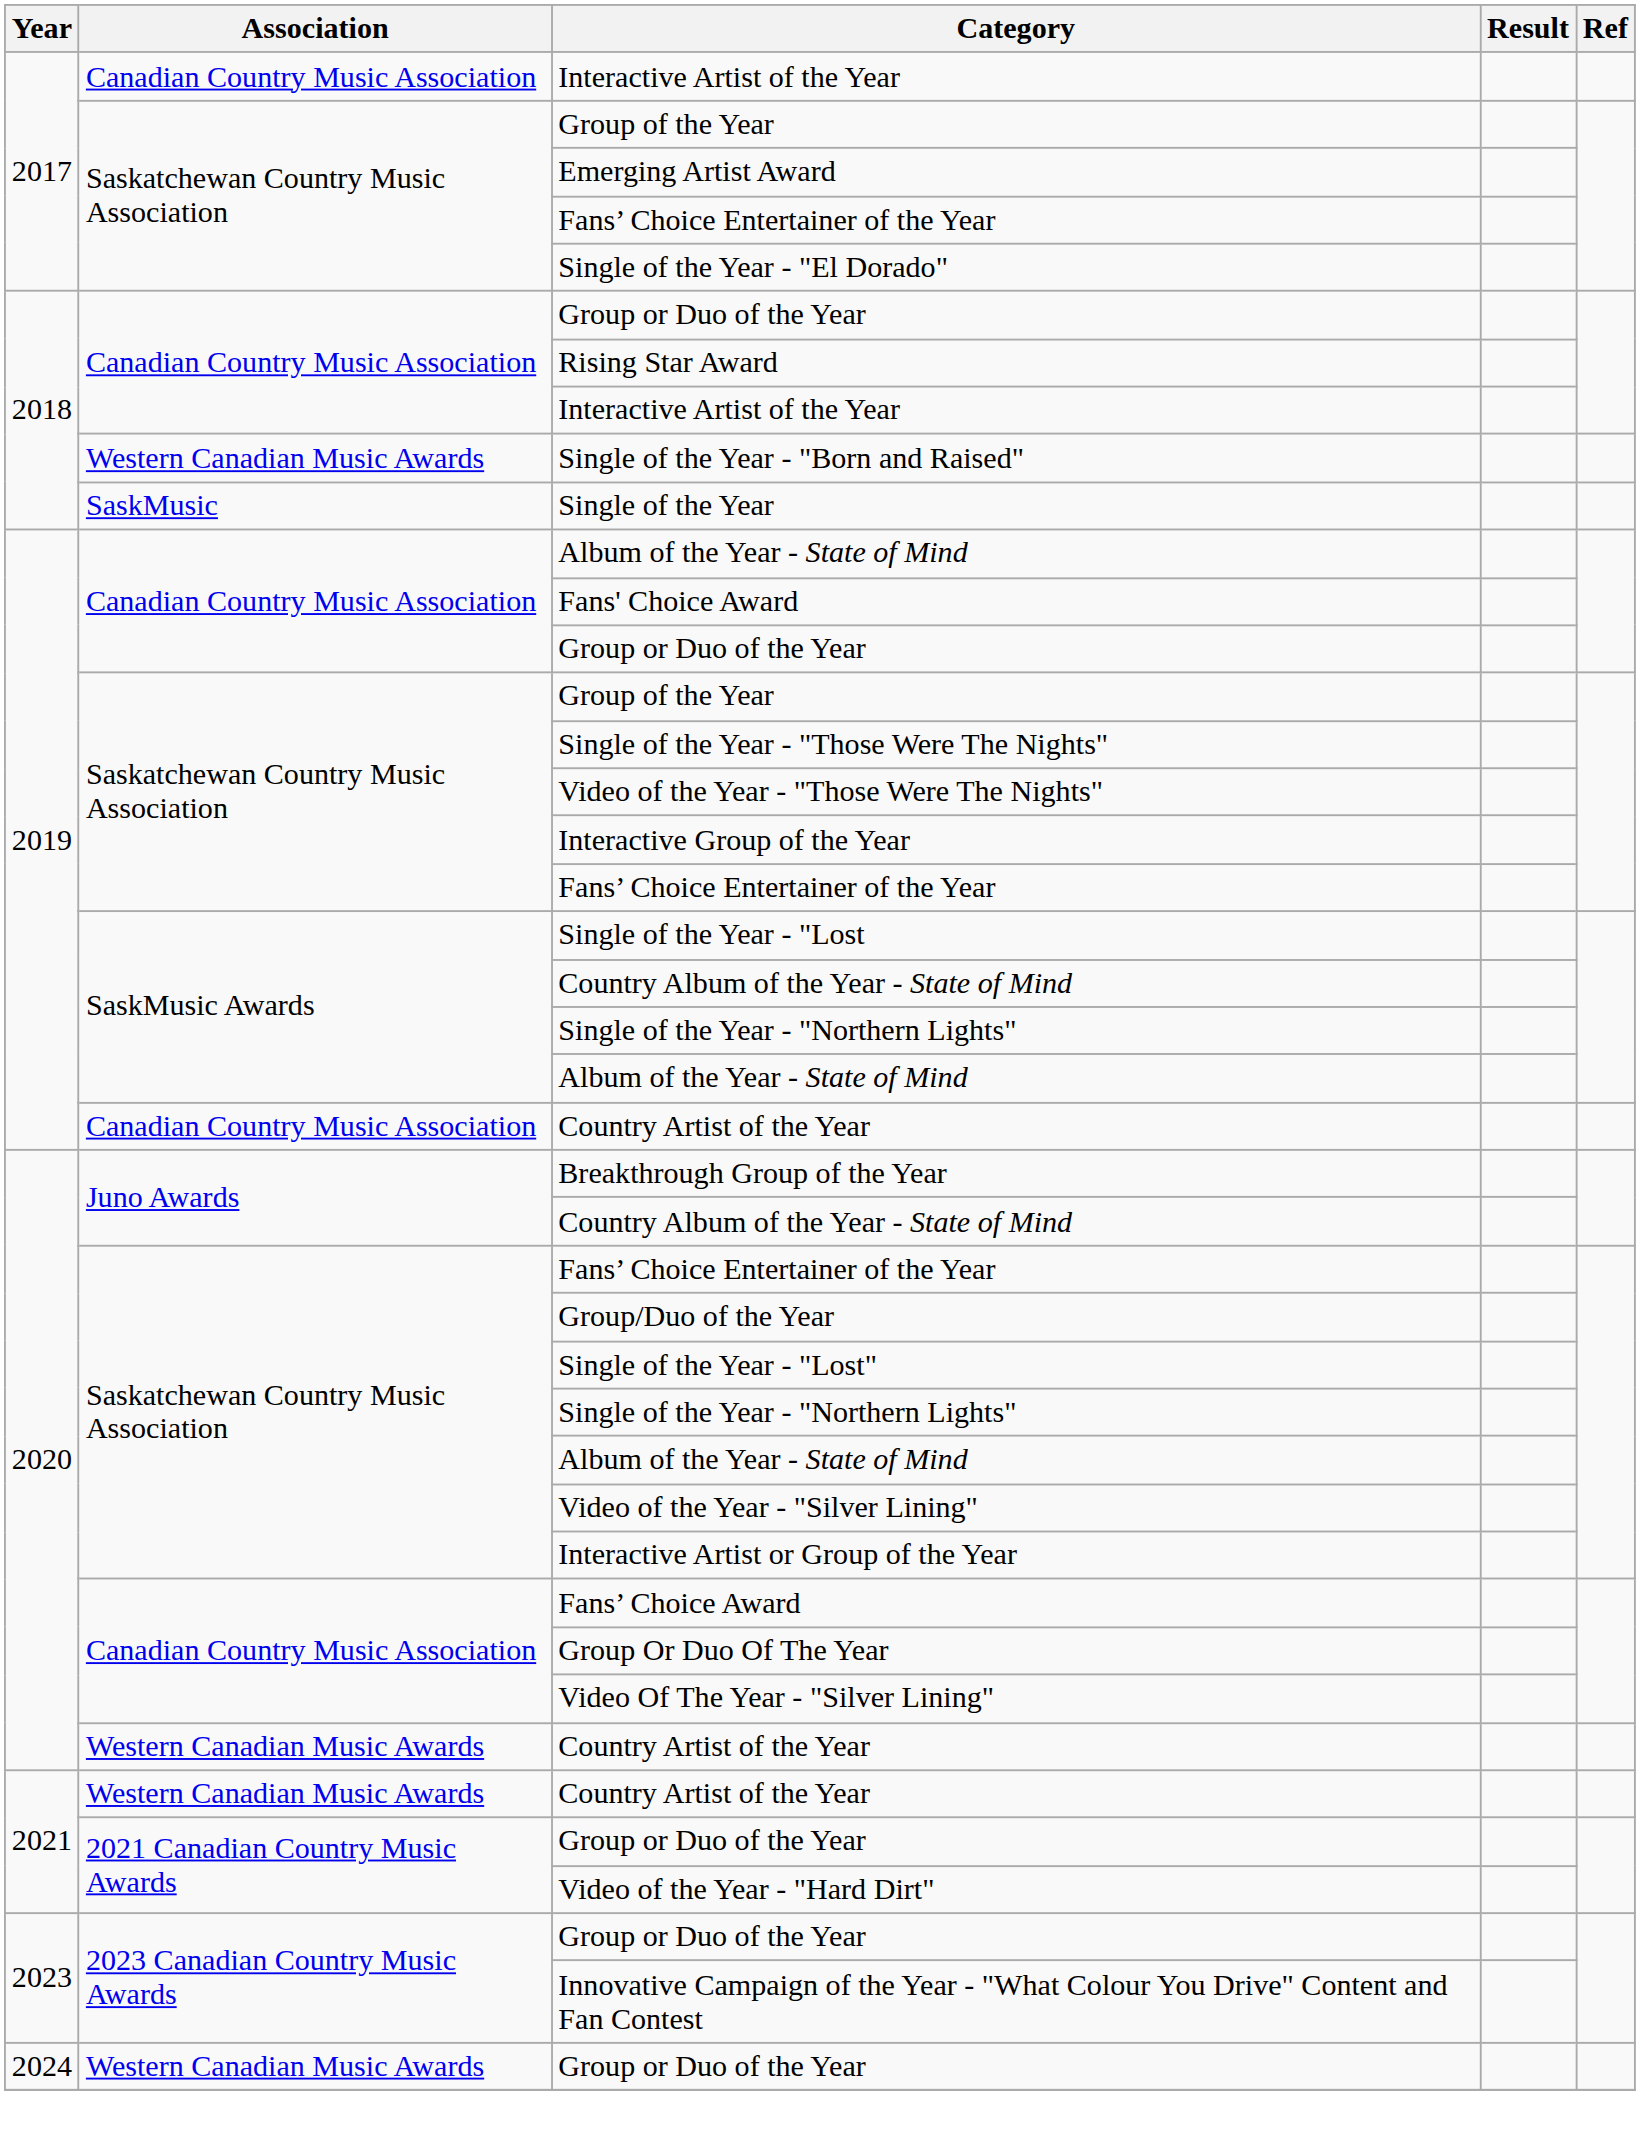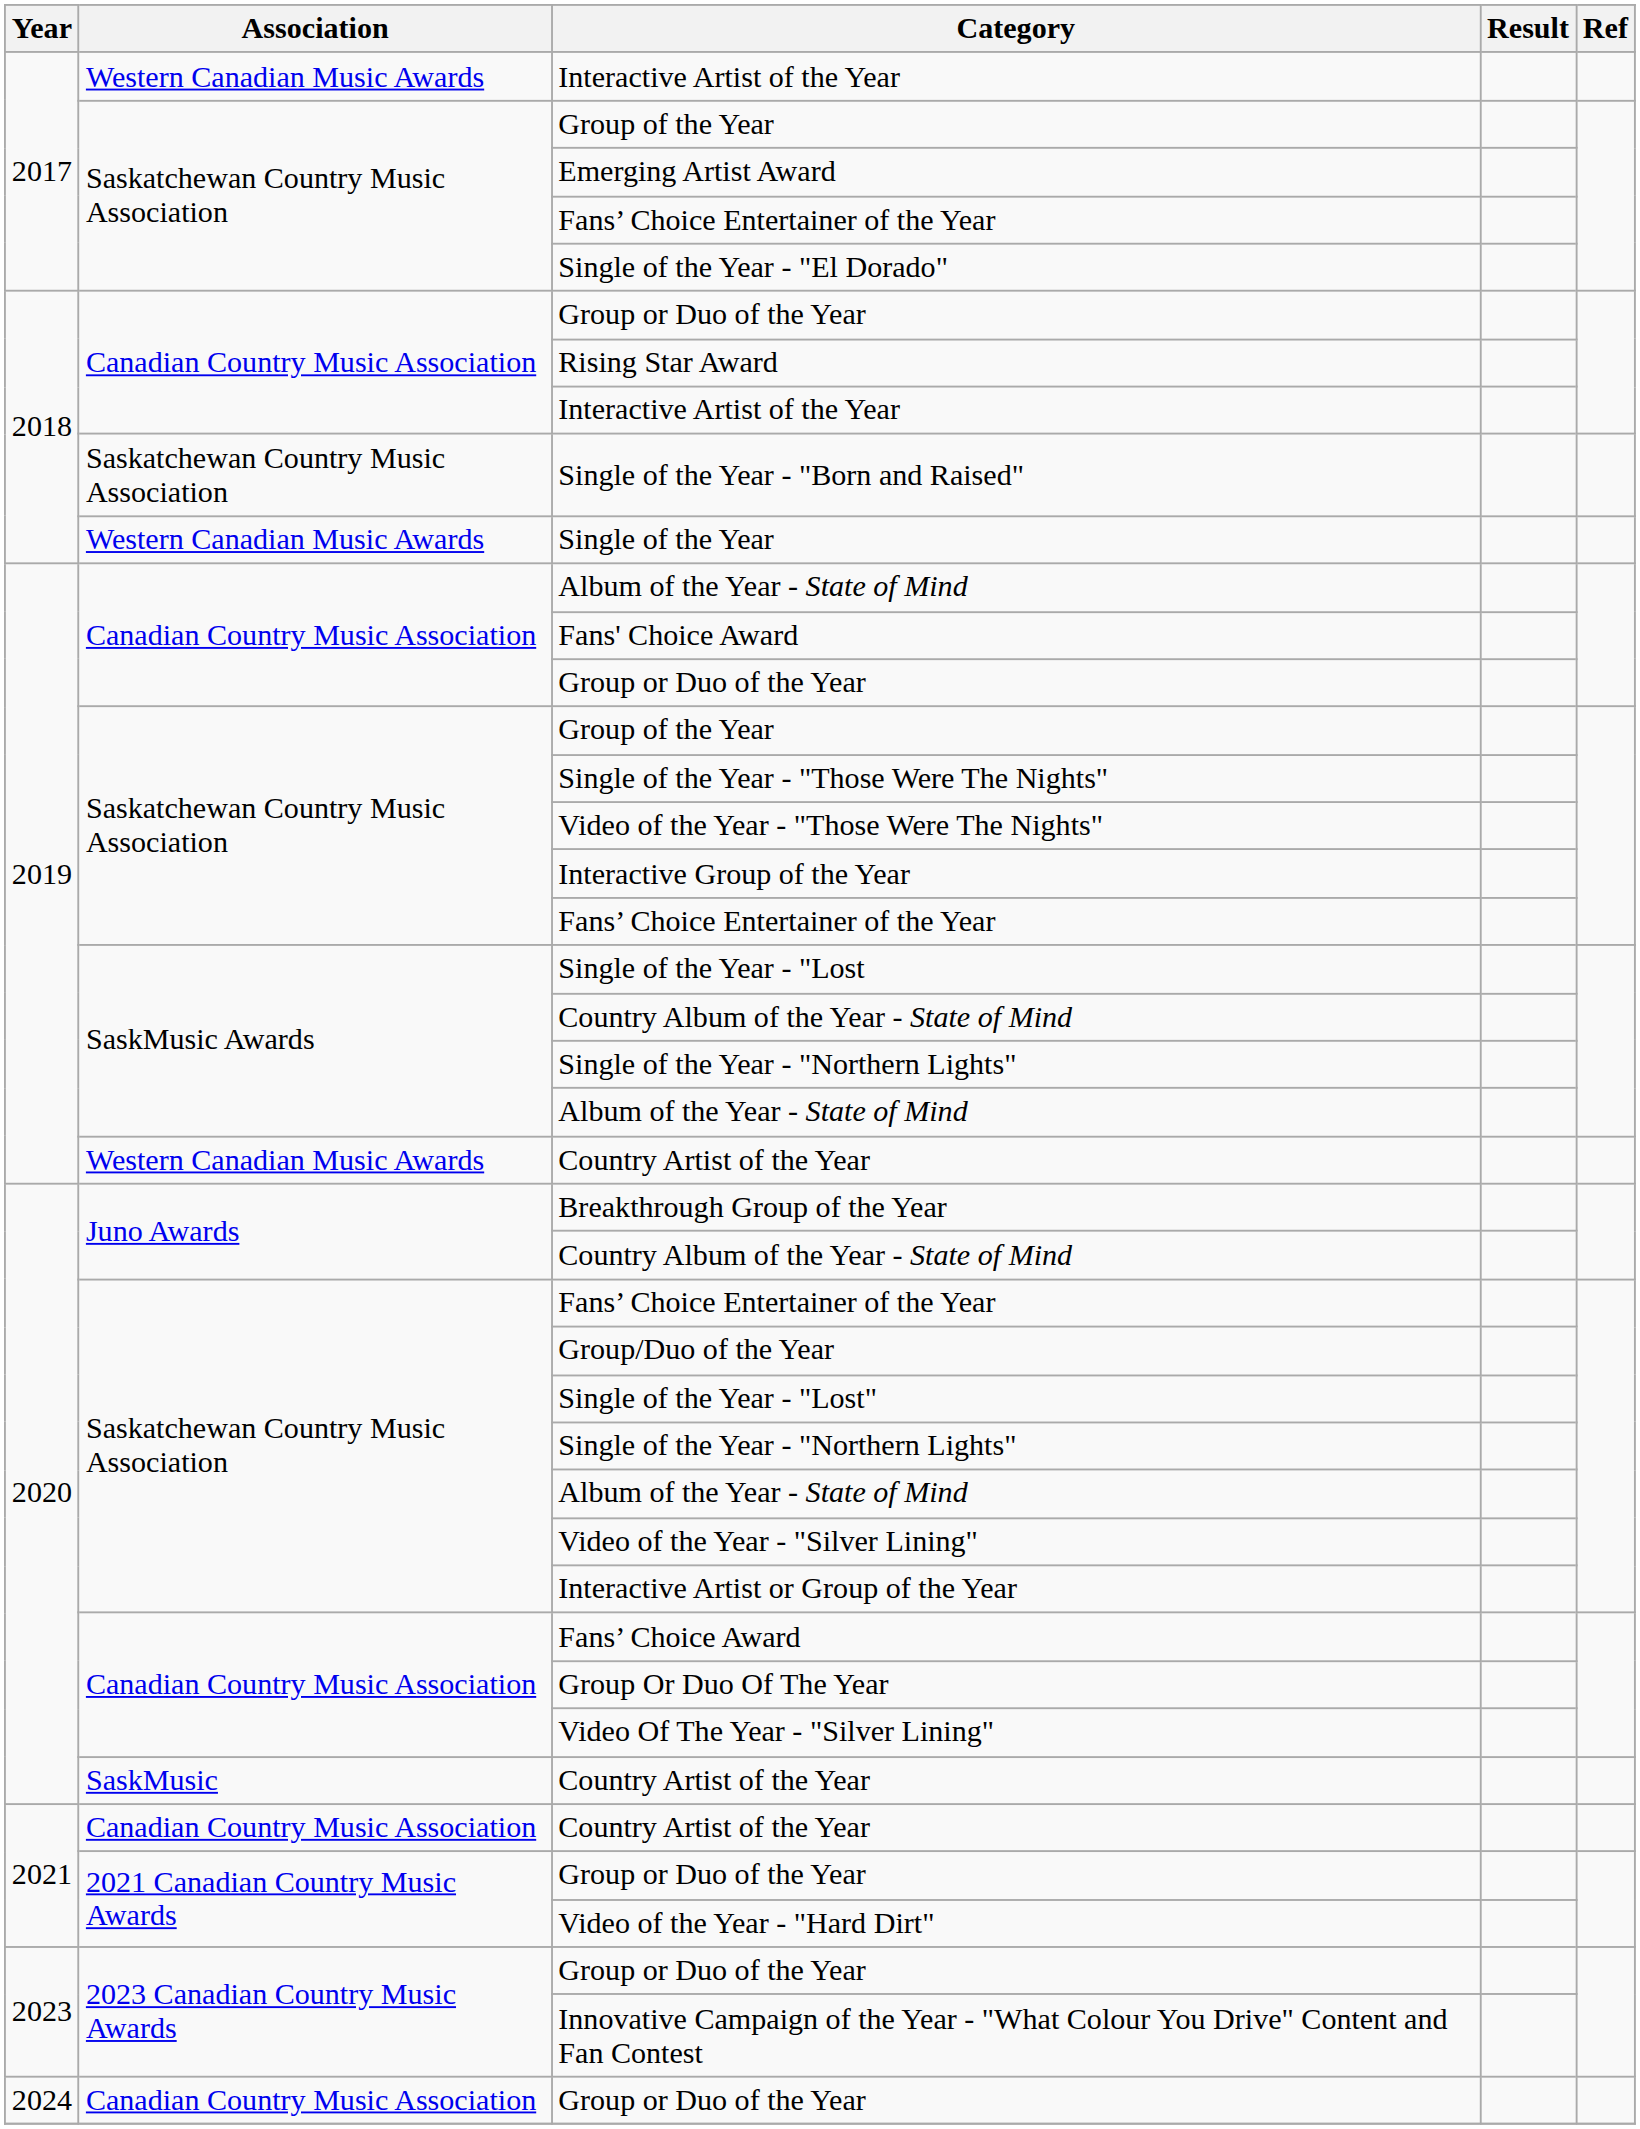(311, 76) Canadian Country Music Association -> (285, 76) Western Canadian Music Awards
(285, 457) Western Canadian Music Awards -> (266, 474) Saskatchewan Country Music Association
(152, 505) SaskMusic -> (285, 539) Western Canadian Music Awards
(311, 1125) Canadian Country Music Association -> (285, 1159) Western Canadian Music Awards
(285, 1745) Western Canadian Music Awards -> (152, 1779) SaskMusic
(285, 1793) Western Canadian Music Awards -> (311, 1827) Canadian Country Music Association
(285, 2065) Western Canadian Music Awards -> (311, 2099) Canadian Country Music Association
